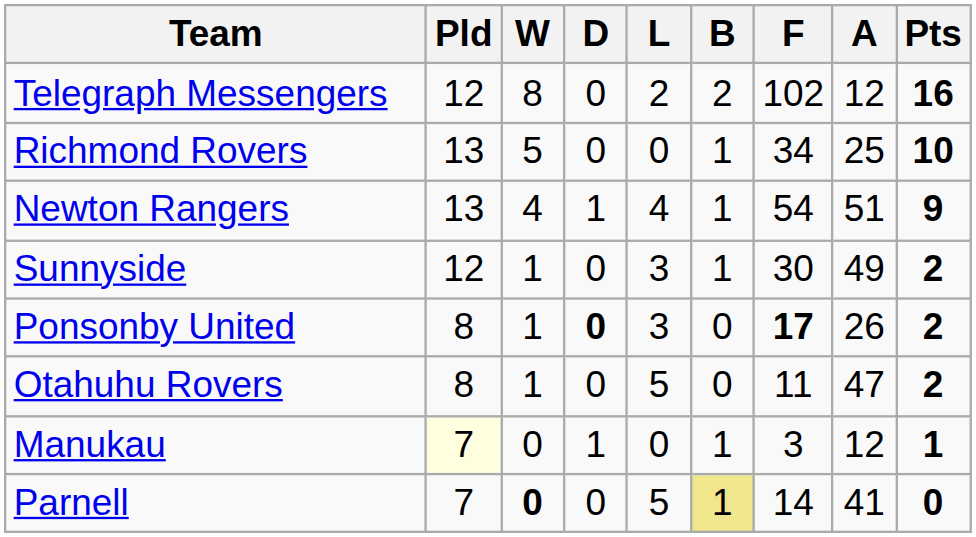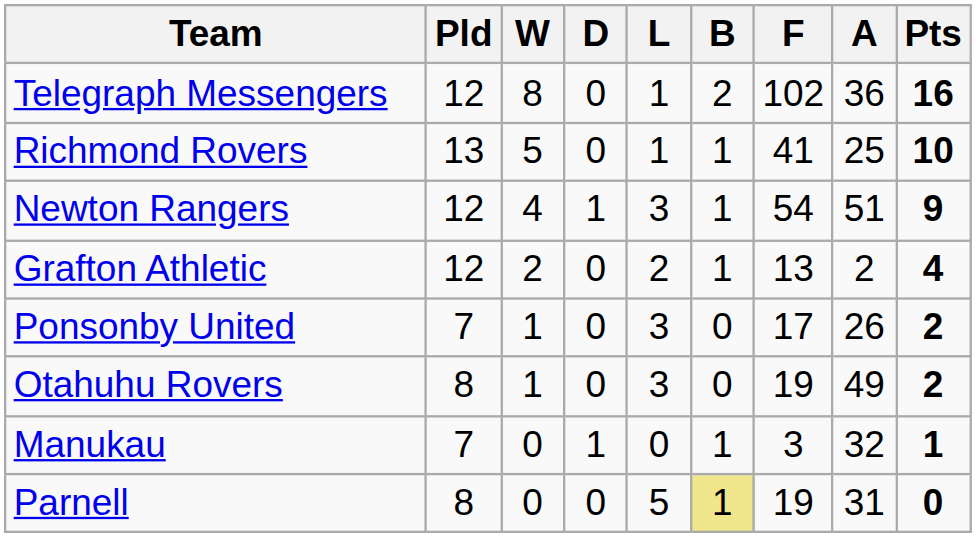(659, 92) 2 -> (659, 92) 1
(864, 92) 12 -> (864, 92) 36
(659, 151) 0 -> (659, 151) 1
(793, 151) 34 -> (793, 151) 41
(464, 209) 13 -> (464, 209) 12
(659, 209) 4 -> (659, 209) 3
+ row: (140, 268)
- row: (100, 268)
(464, 326) 8 -> (464, 326) 7
(596, 326) bold -> (596, 326) normal
(793, 326) bold -> (793, 326) normal
(659, 385) 5 -> (659, 385) 3
(793, 385) 11 -> (793, 385) 19
(864, 385) 47 -> (864, 385) 49
(464, 444) lightyellow background -> (464, 444) no background
(864, 444) 12 -> (864, 444) 32
(464, 502) 7 -> (464, 502) 8
(533, 502) bold -> (533, 502) normal
(793, 502) 14 -> (793, 502) 19
(864, 502) 41 -> (864, 502) 31
